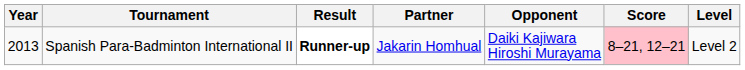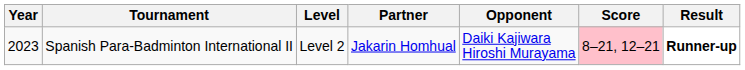columns swapped: (714, 16) <-> (335, 16)
(23, 46) 2013 -> (23, 46) 2023
